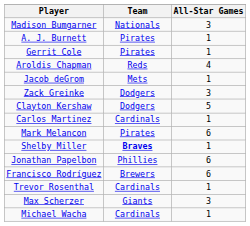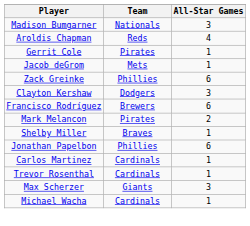- row: (54, 38)
rows swapped: (54, 65) <-> (54, 52)
(137, 92) Dodgers -> (137, 79) Phillies
(208, 92) 3 -> (208, 79) 6
(208, 106) 5 -> (208, 92) 3
rows swapped: (54, 120) <-> (54, 174)
(208, 133) 6 -> (208, 120) 2
(137, 147) bold -> (137, 133) normal
